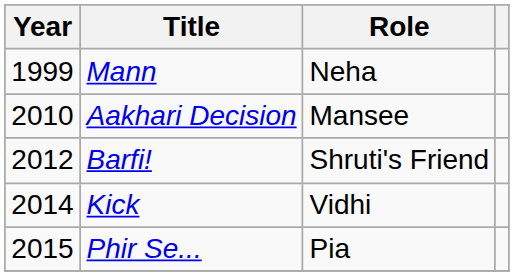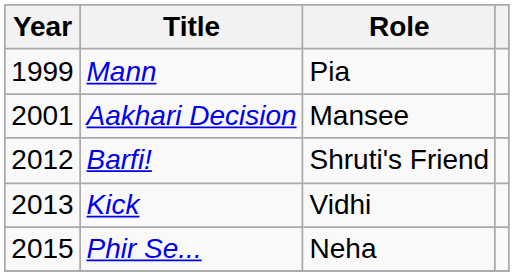(343, 71) Neha -> (330, 71) Pia
(42, 115) 2010 -> (42, 115) 2001
(42, 204) 2014 -> (42, 204) 2013
(330, 248) Pia -> (343, 248) Neha
